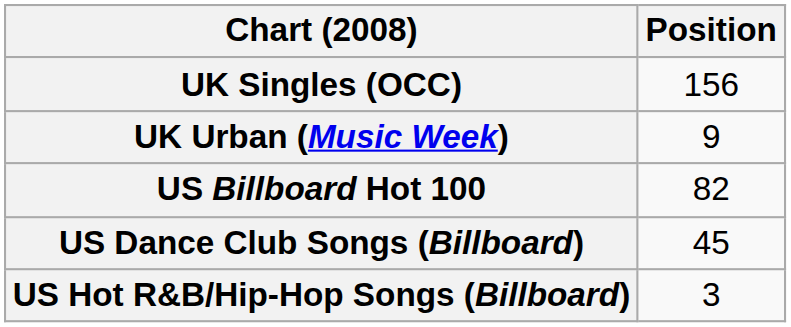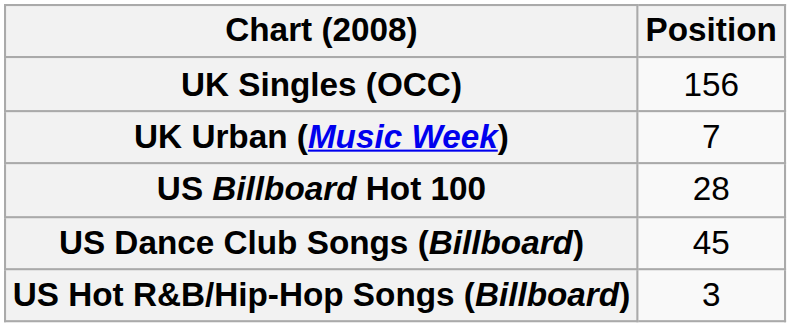(711, 136) 9 -> (711, 136) 7
(711, 189) 82 -> (711, 189) 28
